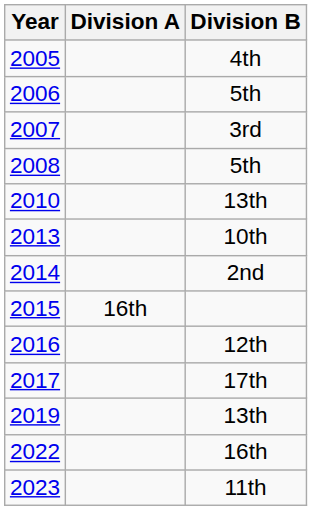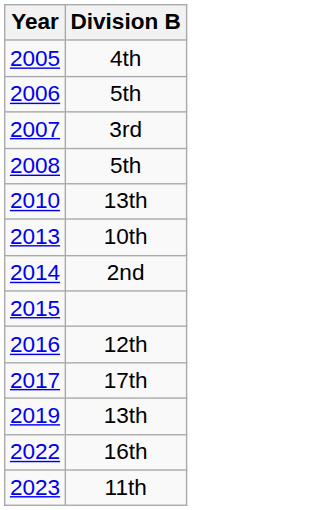- column: (125, 22)
